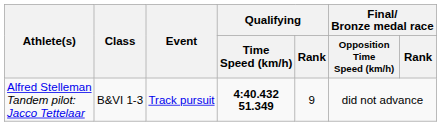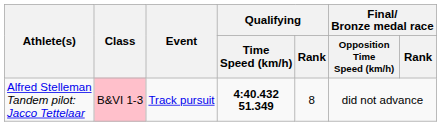(120, 100) no background -> (120, 100) pink background
(312, 100) 9 -> (312, 100) 8
